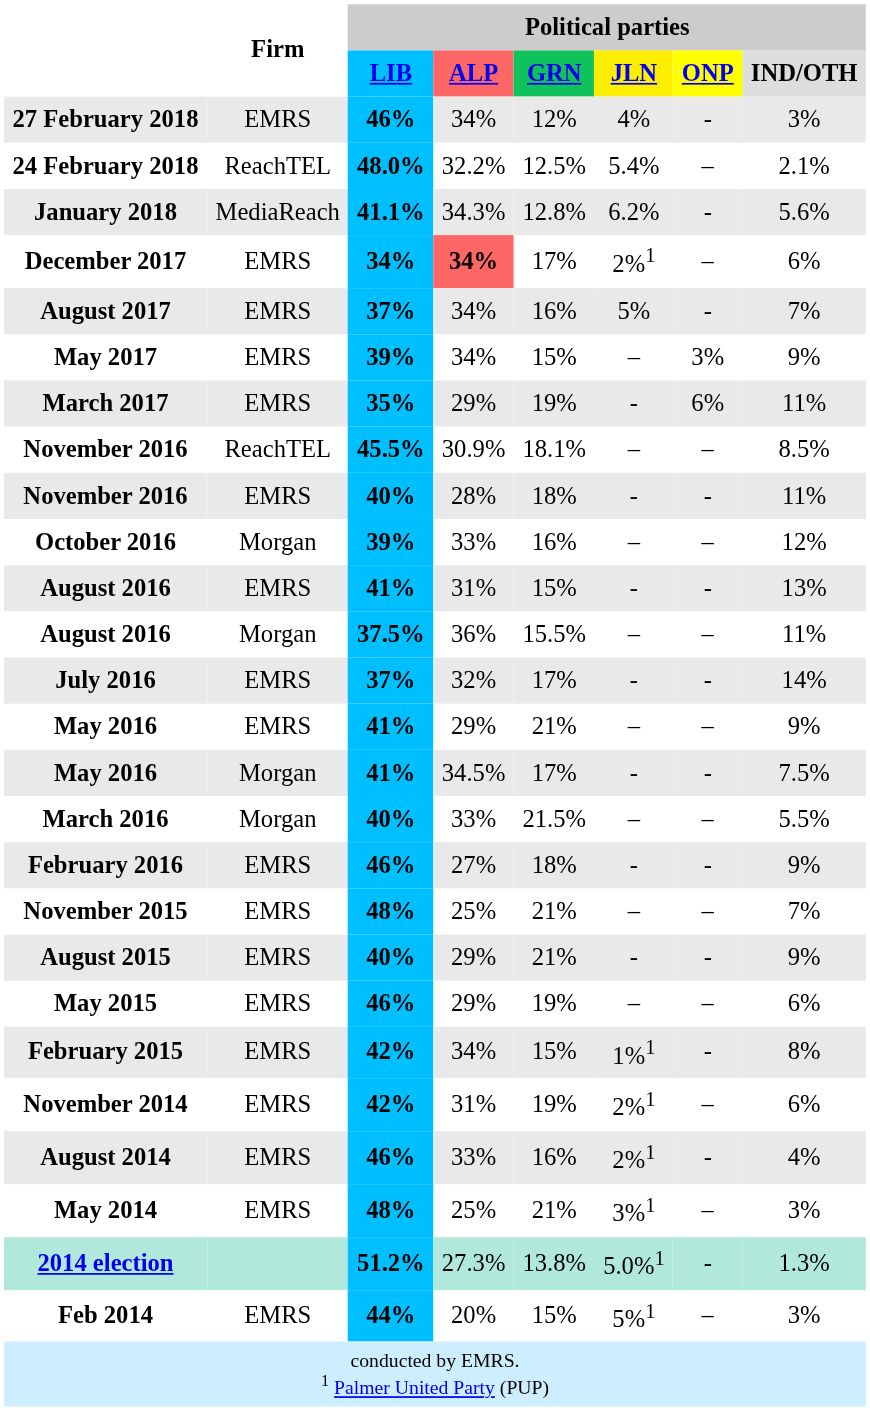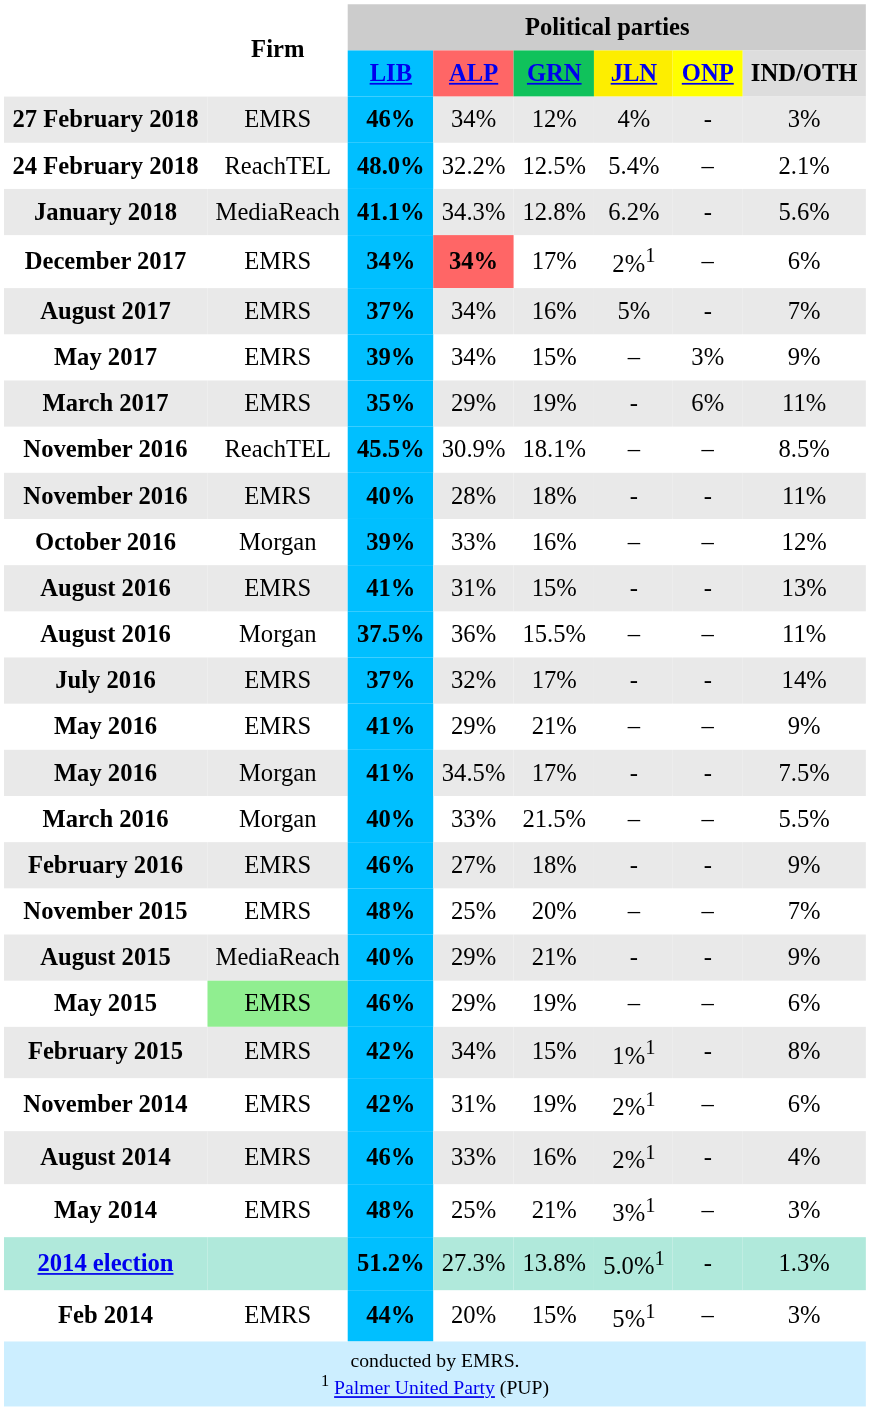(554, 910) 21% -> (554, 910) 20%
(278, 956) EMRS -> (278, 956) MediaReach
(278, 1002) no background -> (278, 1002) lightgreen background
